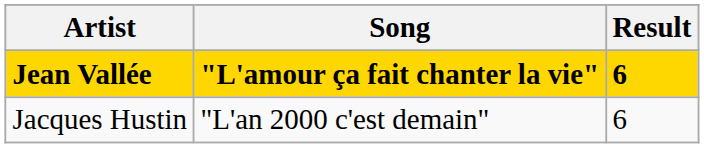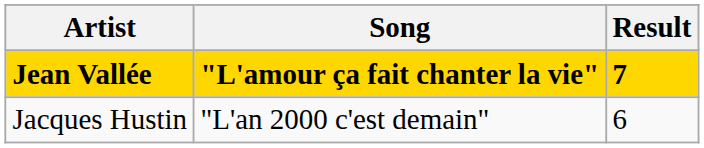(620, 73) 6 -> (620, 73) 7
